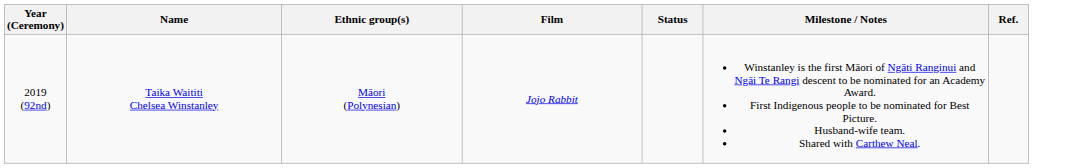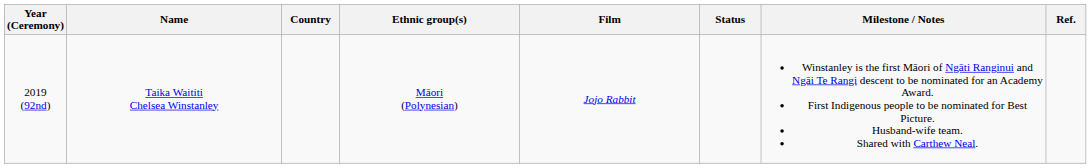+ column: (311, 19)
